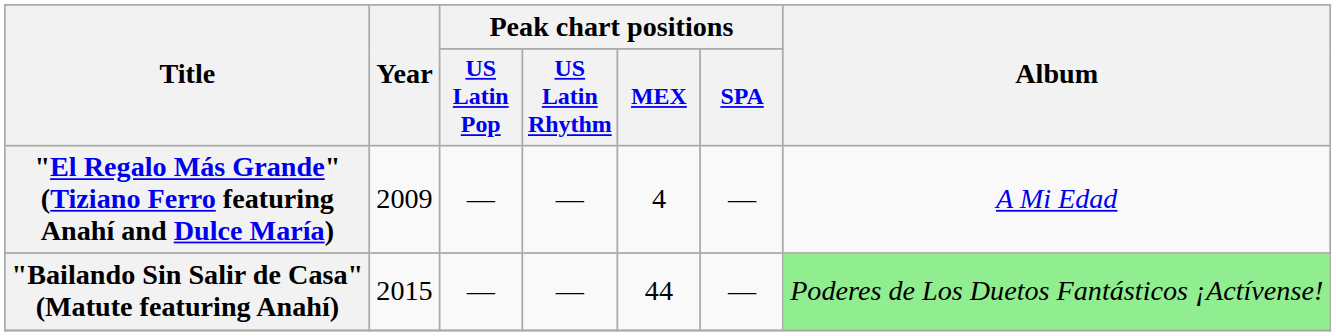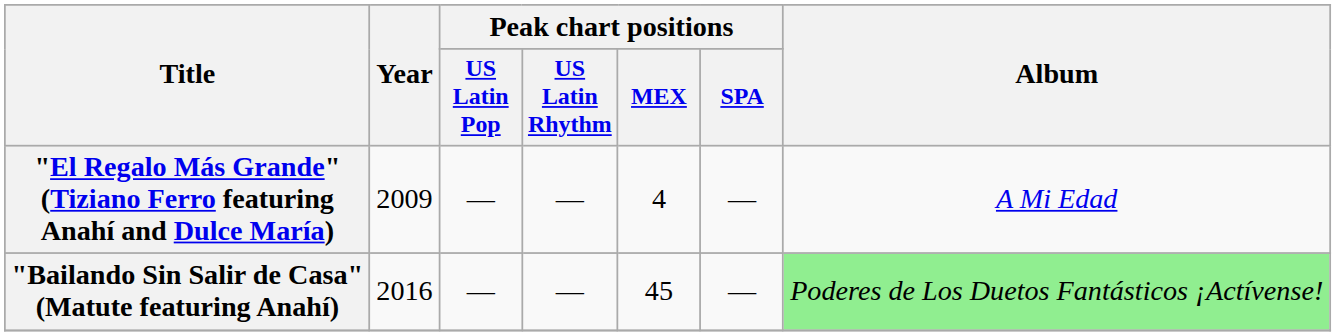(405, 291) 2015 -> (405, 291) 2016
(659, 291) 44 -> (659, 291) 45
